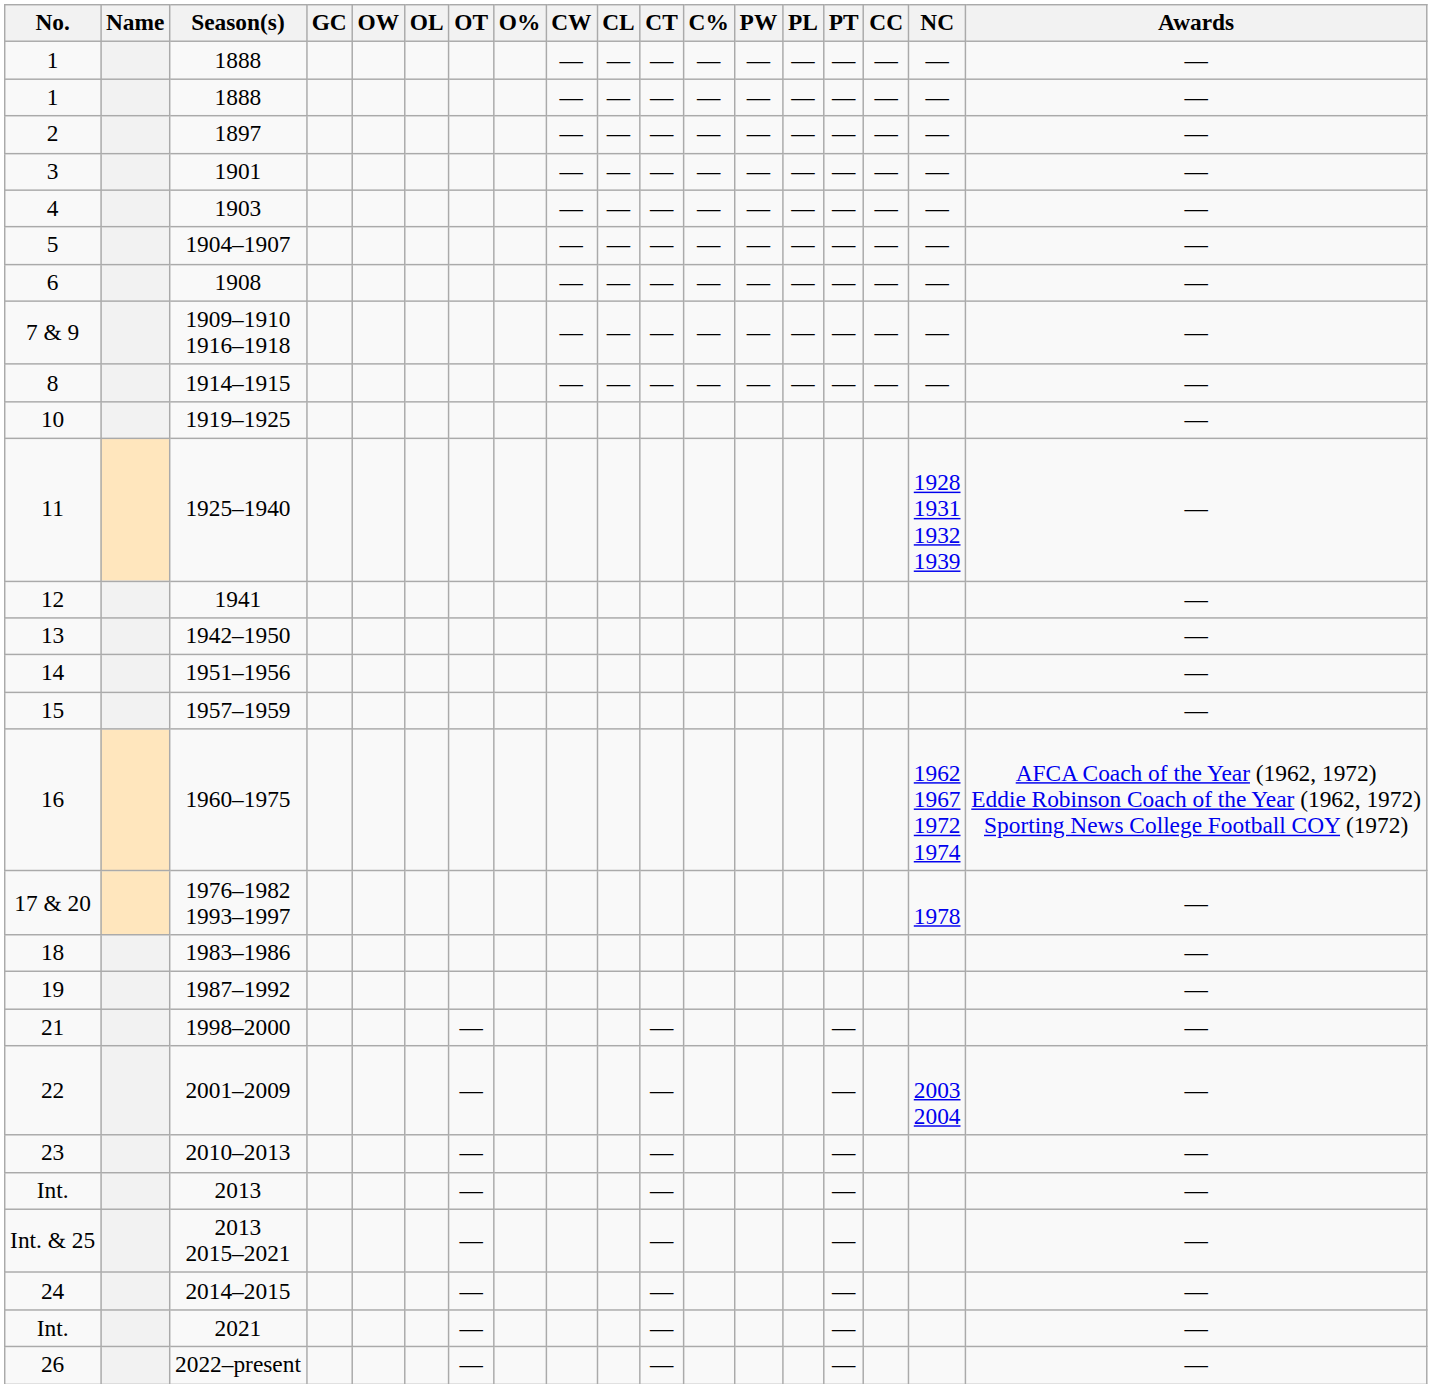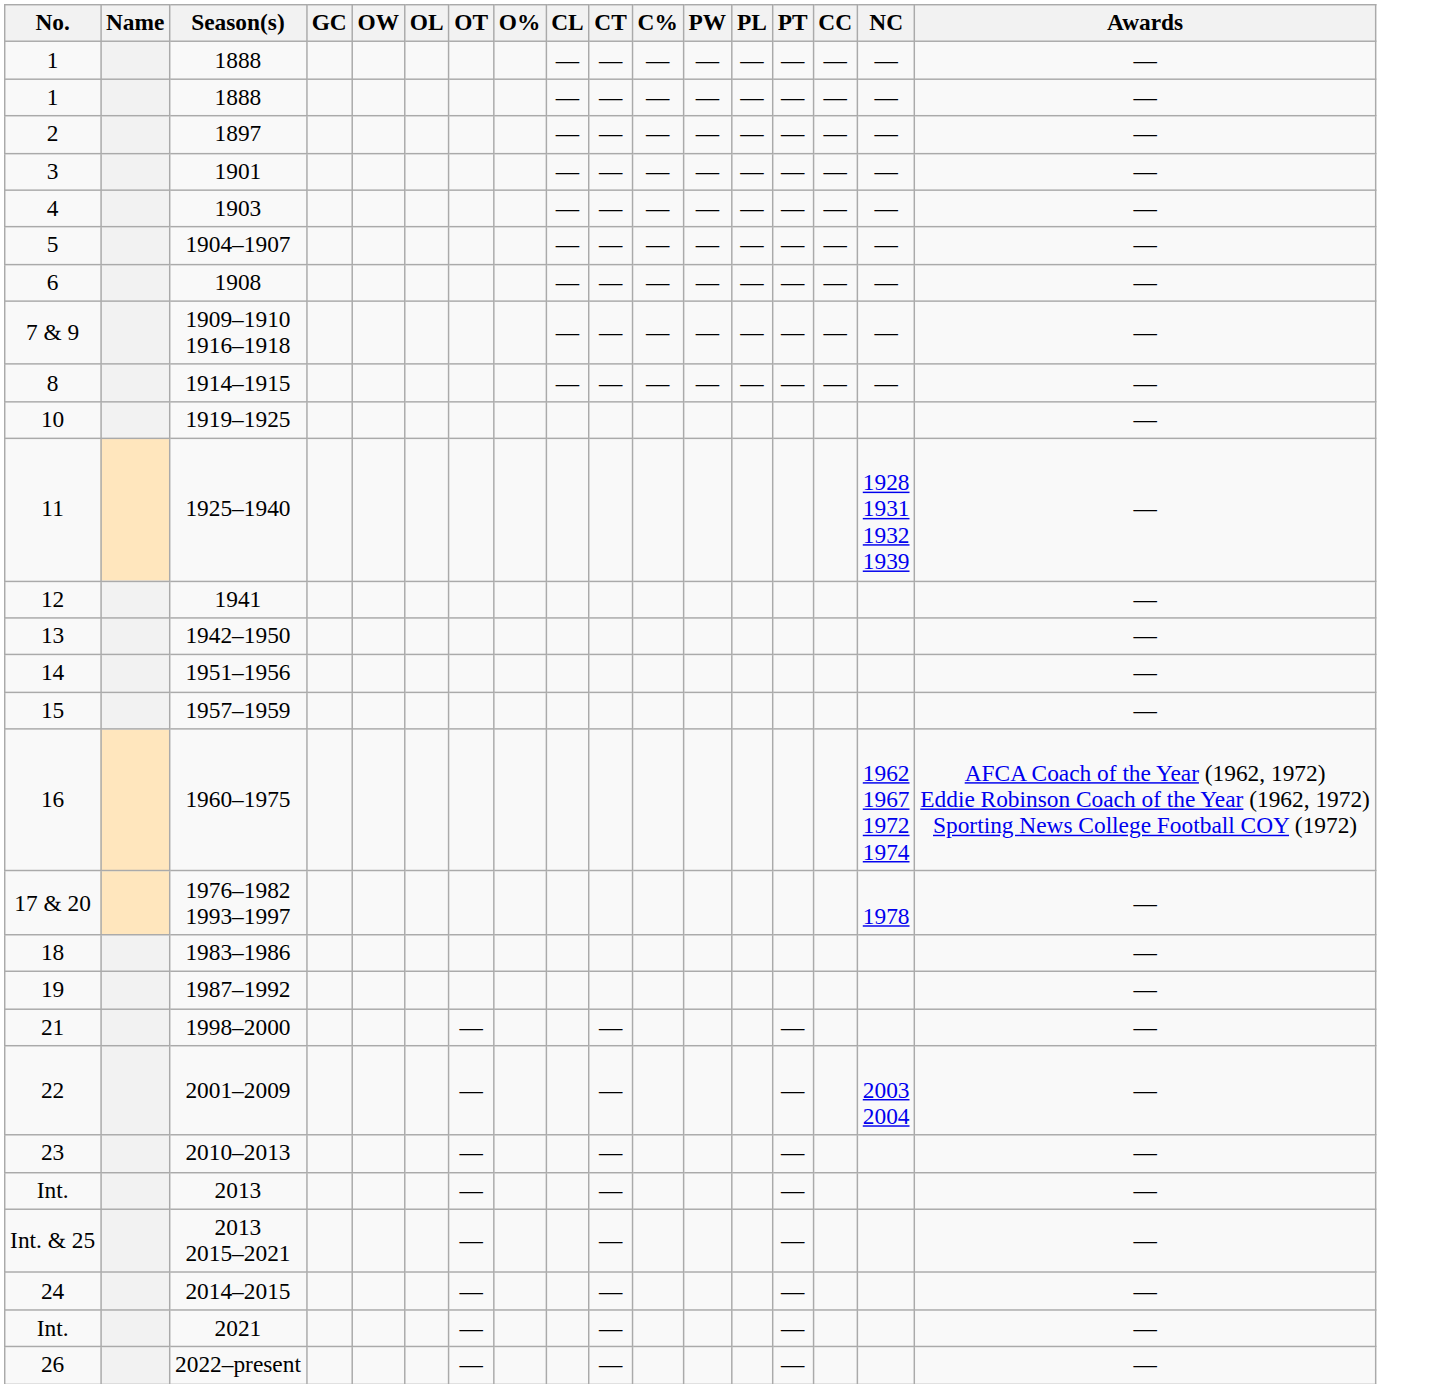- column: (571, 23)
